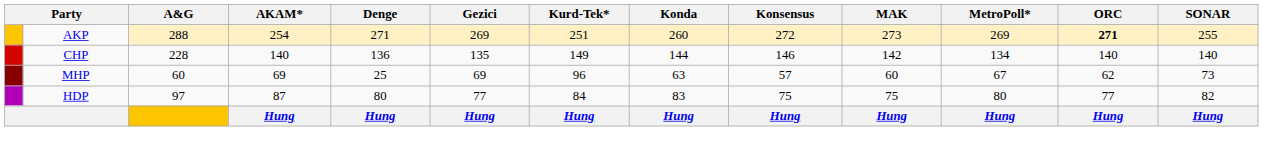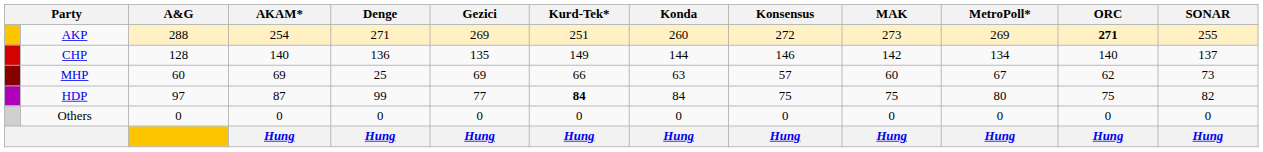(179, 55) 228 -> (179, 55) 128
(1208, 55) 140 -> (1208, 55) 137
(579, 75) 96 -> (579, 75) 66
(380, 95) 80 -> (380, 95) 99
(579, 95) normal -> (579, 95) bold
(679, 95) 83 -> (679, 95) 84
(1108, 95) 77 -> (1108, 95) 75
+ row: (75, 116)
